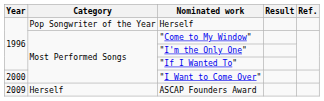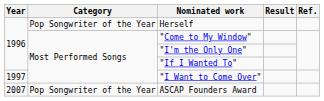(16, 77) 2000 -> (16, 77) 1997
(16, 90) 2009 -> (16, 90) 2007
(46, 90) Herself -> (93, 90) Pop Songwriter of the Year
